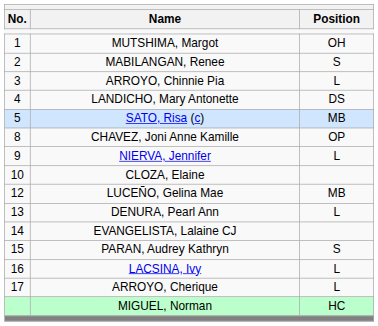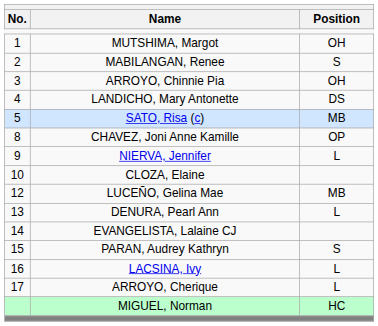(337, 81) L -> (337, 81) OH
